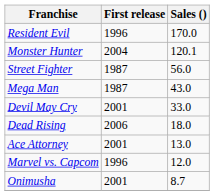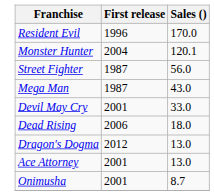+ row: (58, 144)
- row: (53, 162)
